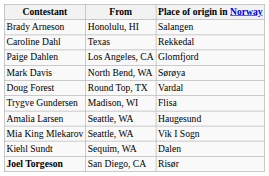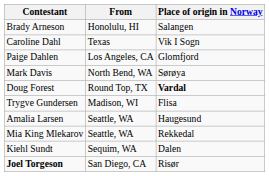(176, 42) Rekkedal -> (179, 42) Vik I Sogn
(171, 88) normal -> (172, 88) bold
(179, 133) Vik I Sogn -> (176, 133) Rekkedal
